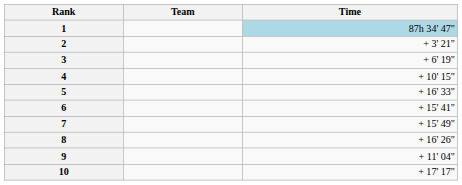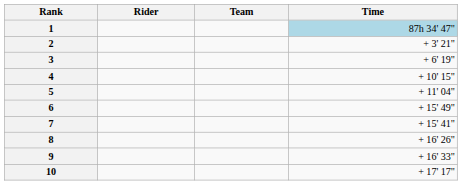+ column: (146, 12)
(437, 92) + 16' 33" -> (437, 92) + 11' 04"
(437, 108) + 15' 41" -> (437, 108) + 15' 49"
(437, 124) + 15' 49" -> (437, 124) + 15' 41"
(437, 156) + 11' 04" -> (437, 156) + 16' 33"
